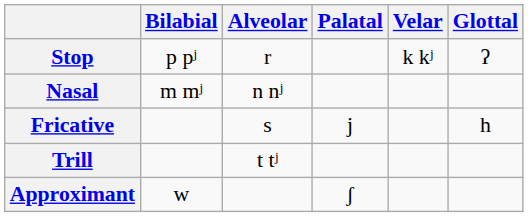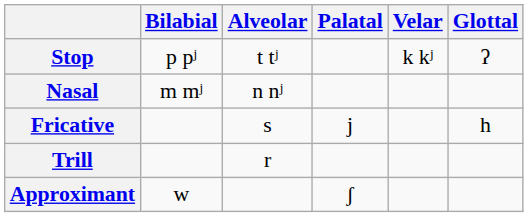(268, 56) r -> (268, 56) t tʲ
(268, 159) t tʲ -> (268, 159) r
